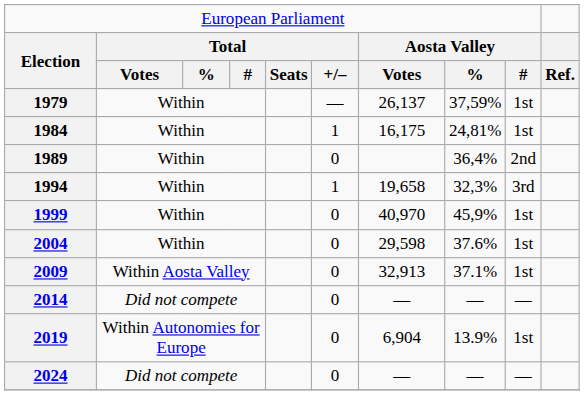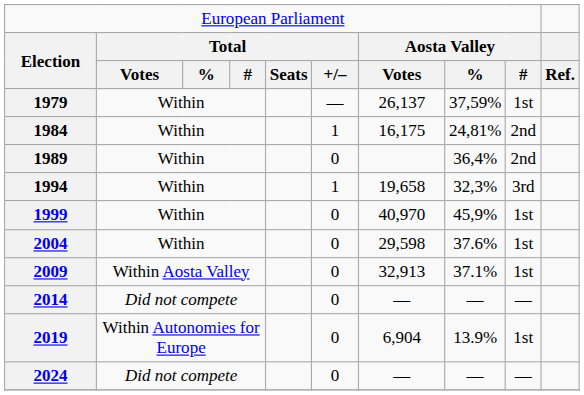(523, 131) 1st -> (523, 131) 2nd
